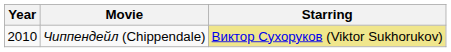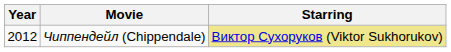(22, 36) 2010 -> (22, 36) 2012
